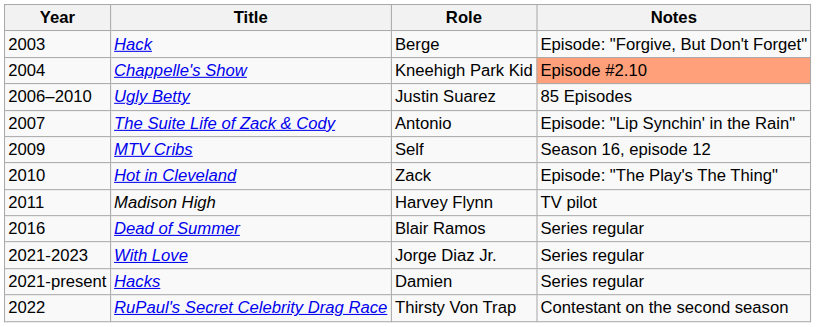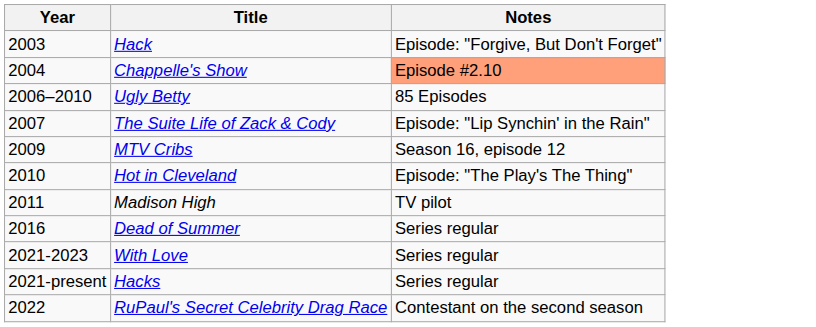- column: (464, 17)
